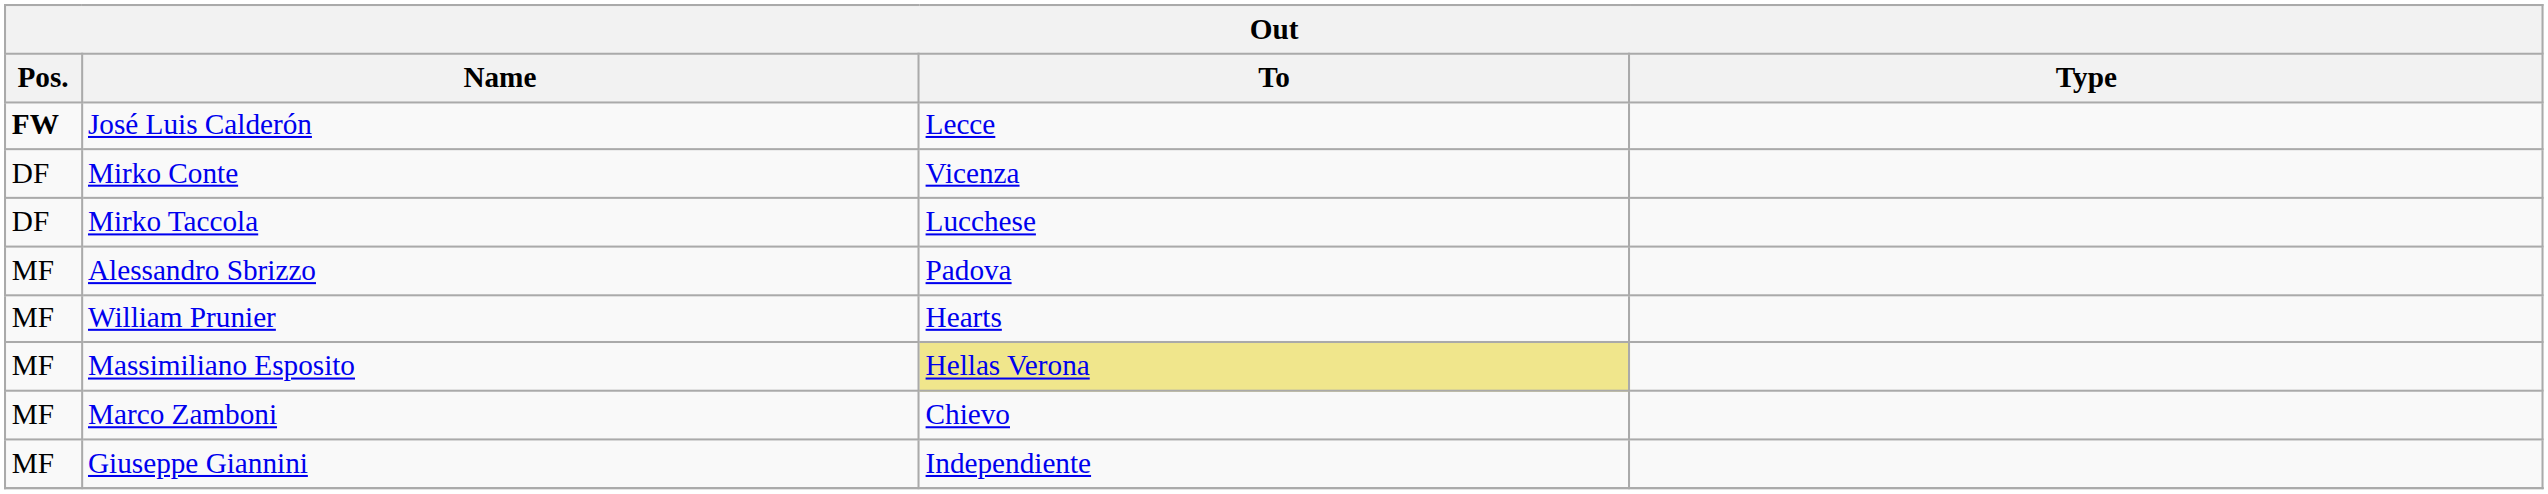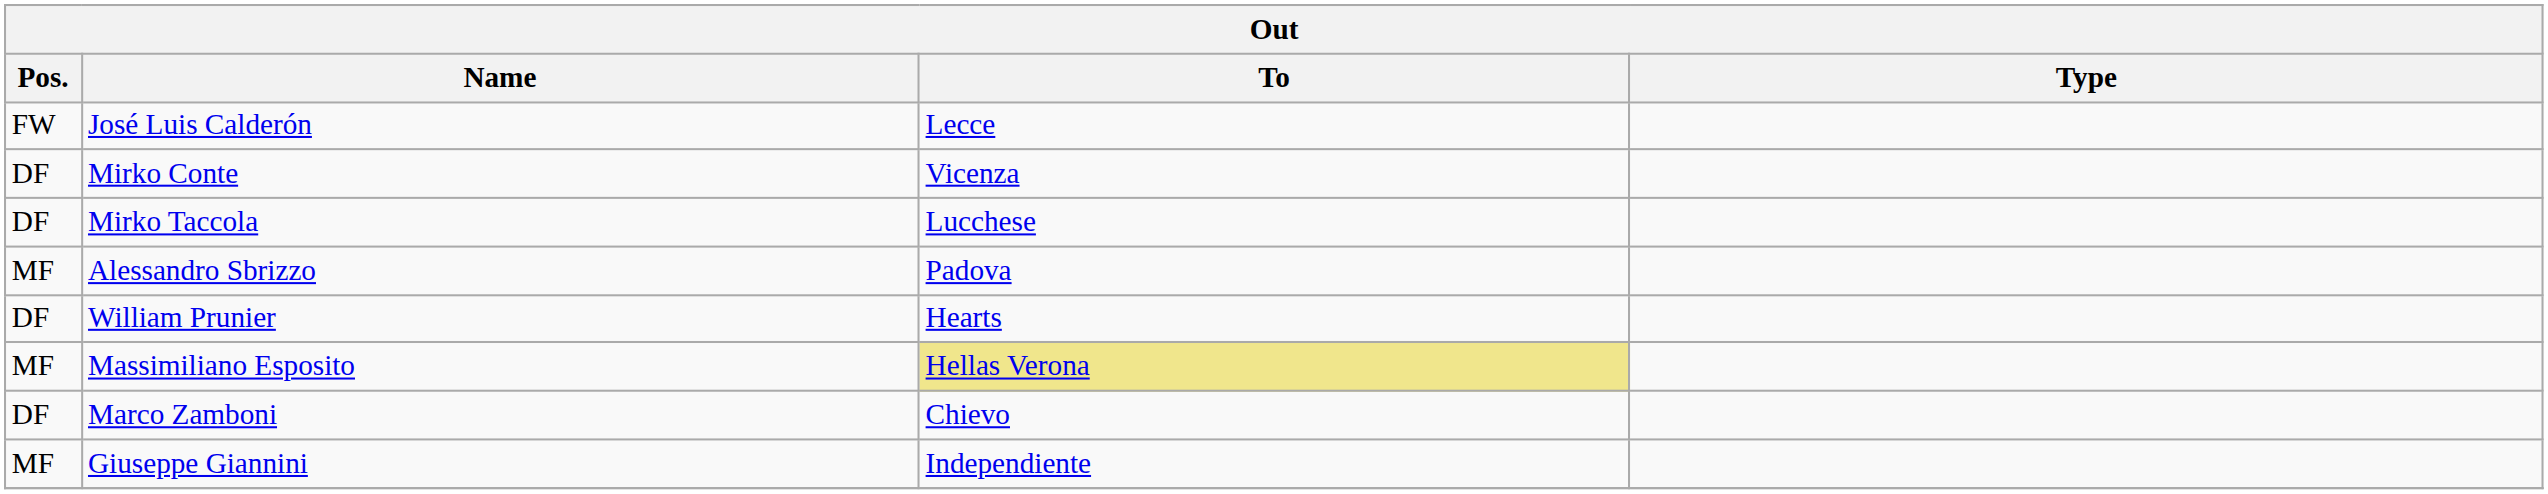(35, 125) bold -> (34, 125) normal
(33, 318) MF -> (31, 318) DF
(33, 414) MF -> (31, 414) DF
